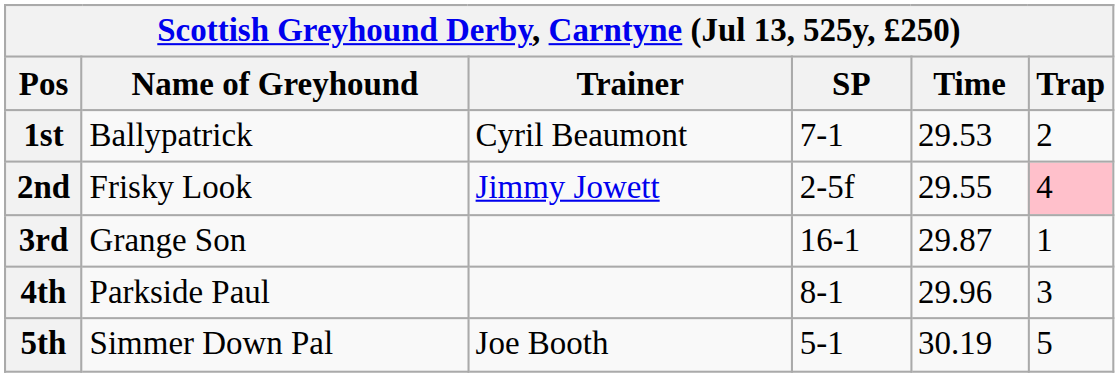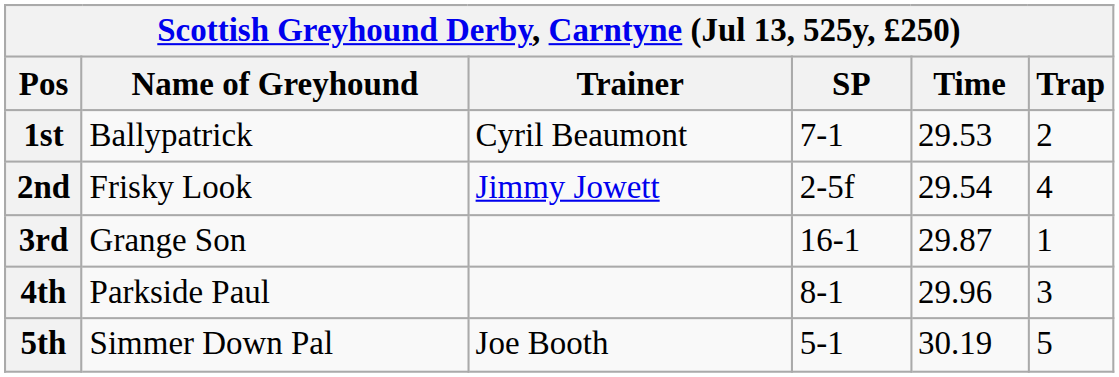(955, 187) 29.55 -> (955, 187) 29.54
(1044, 187) pink background -> (1044, 187) no background
